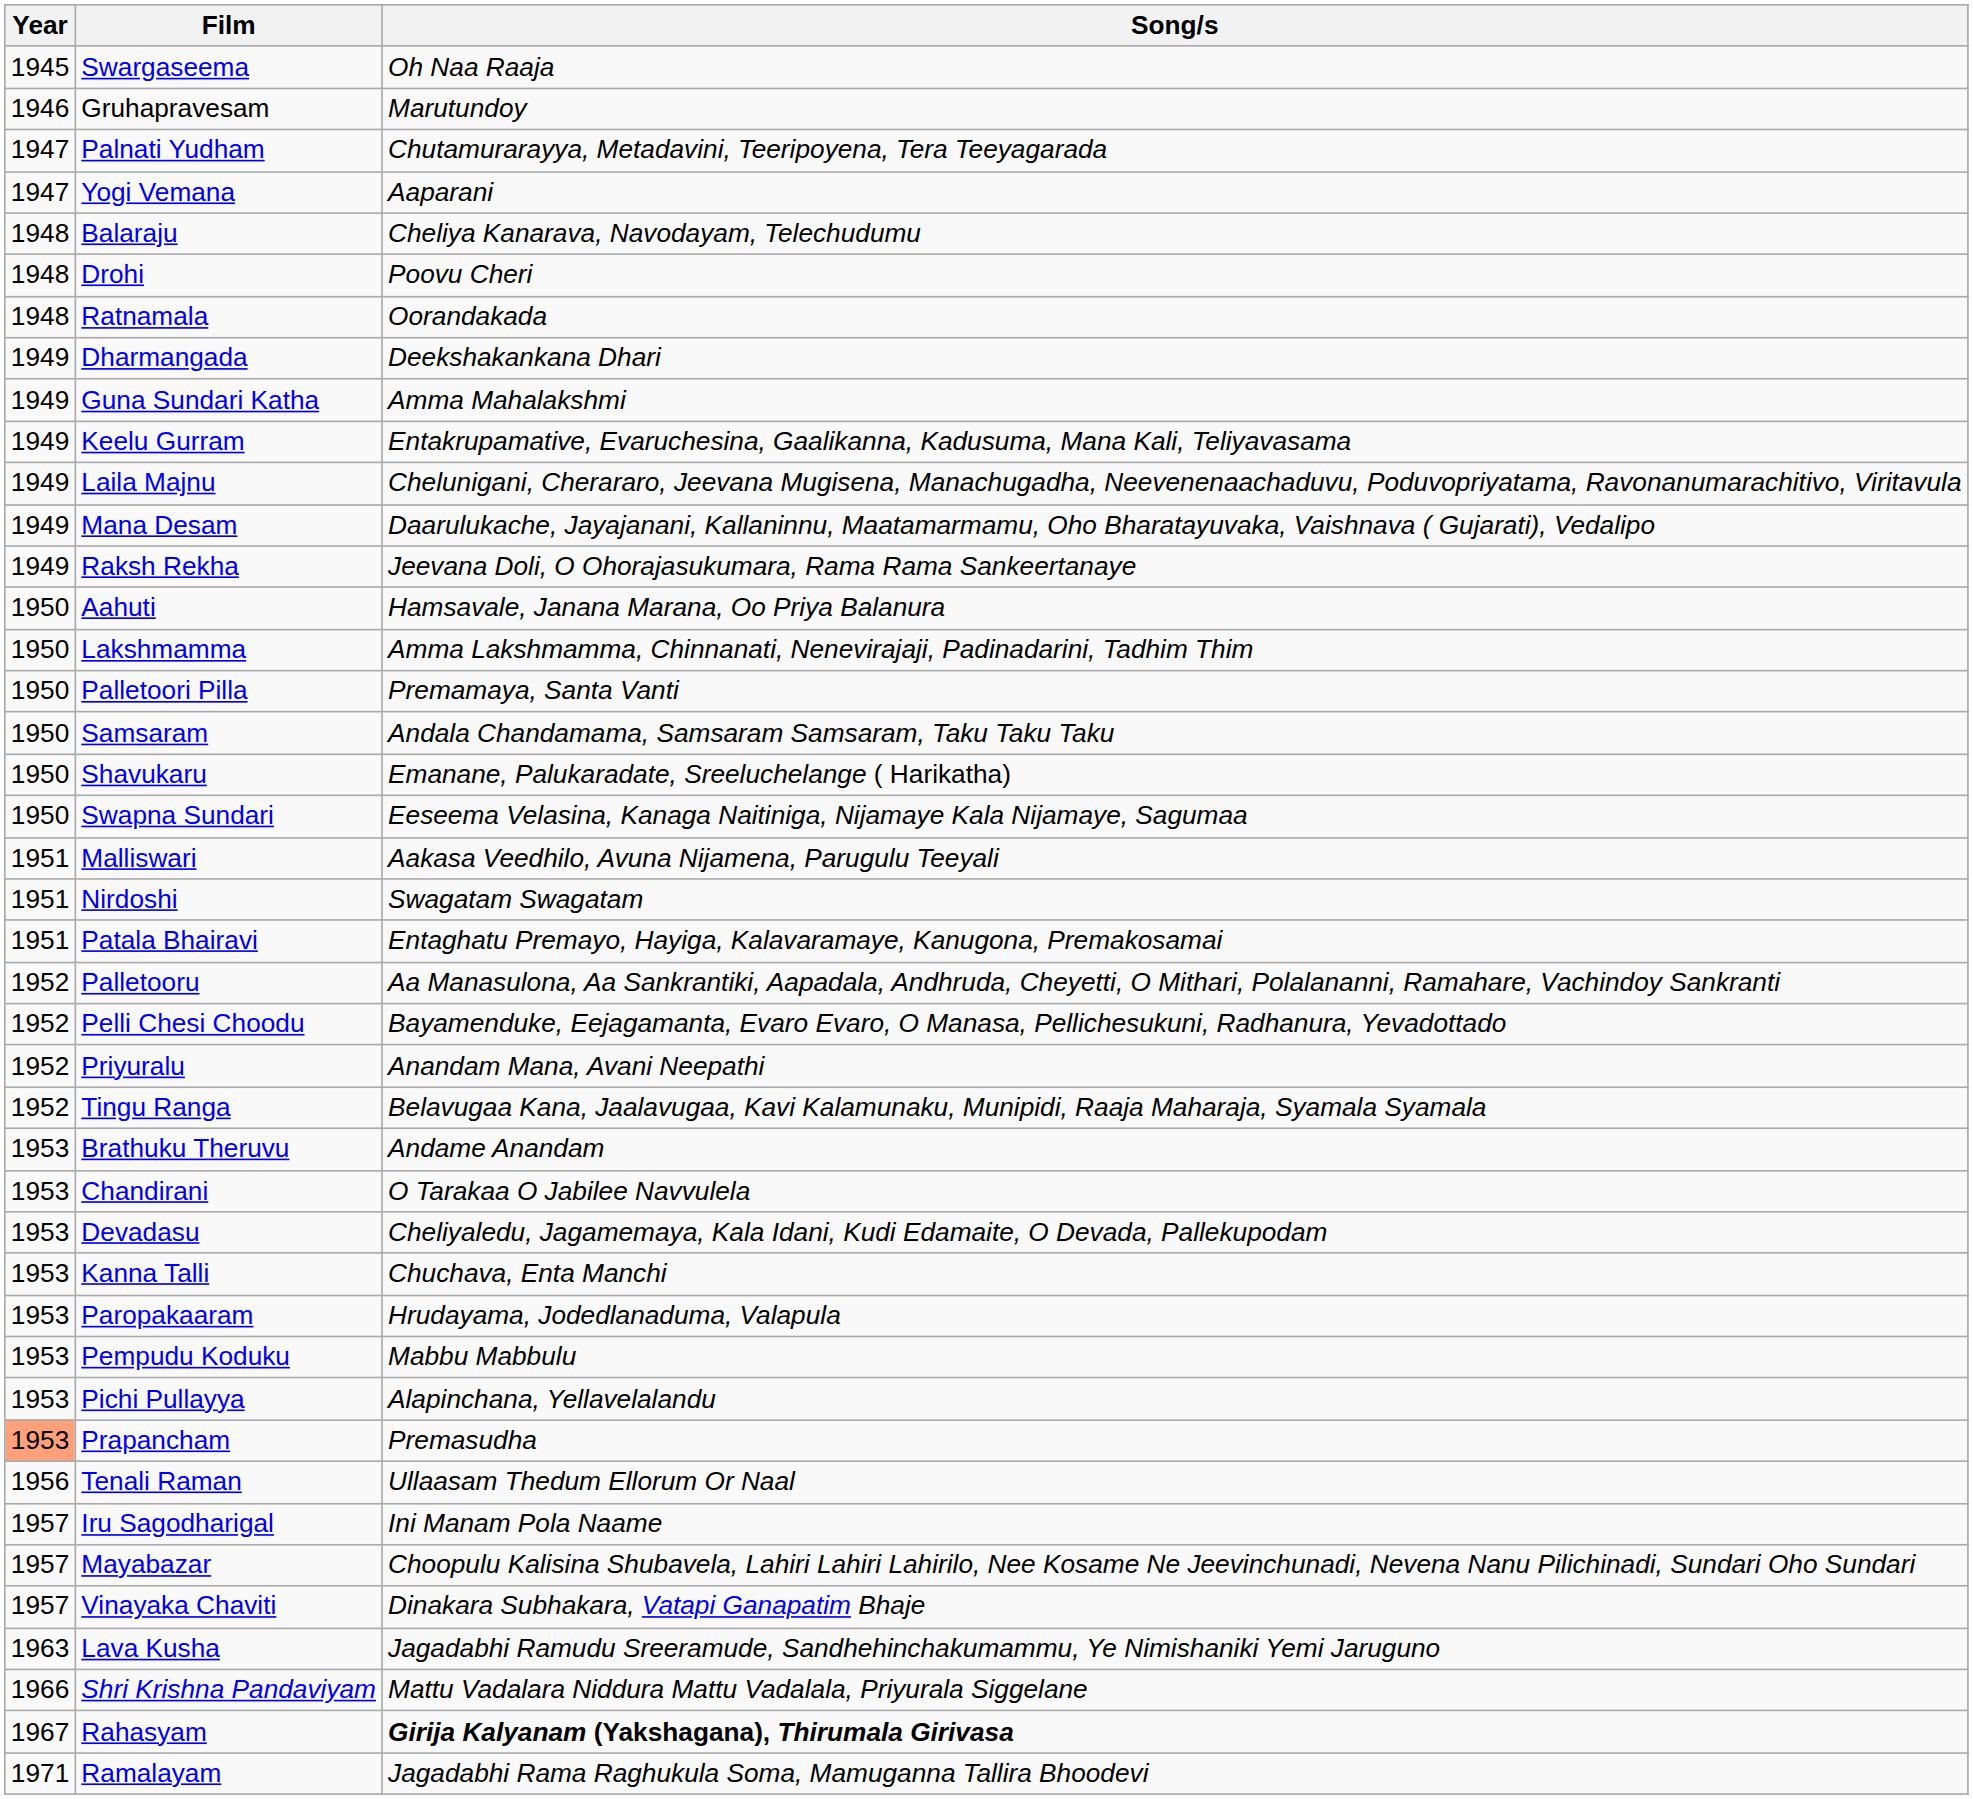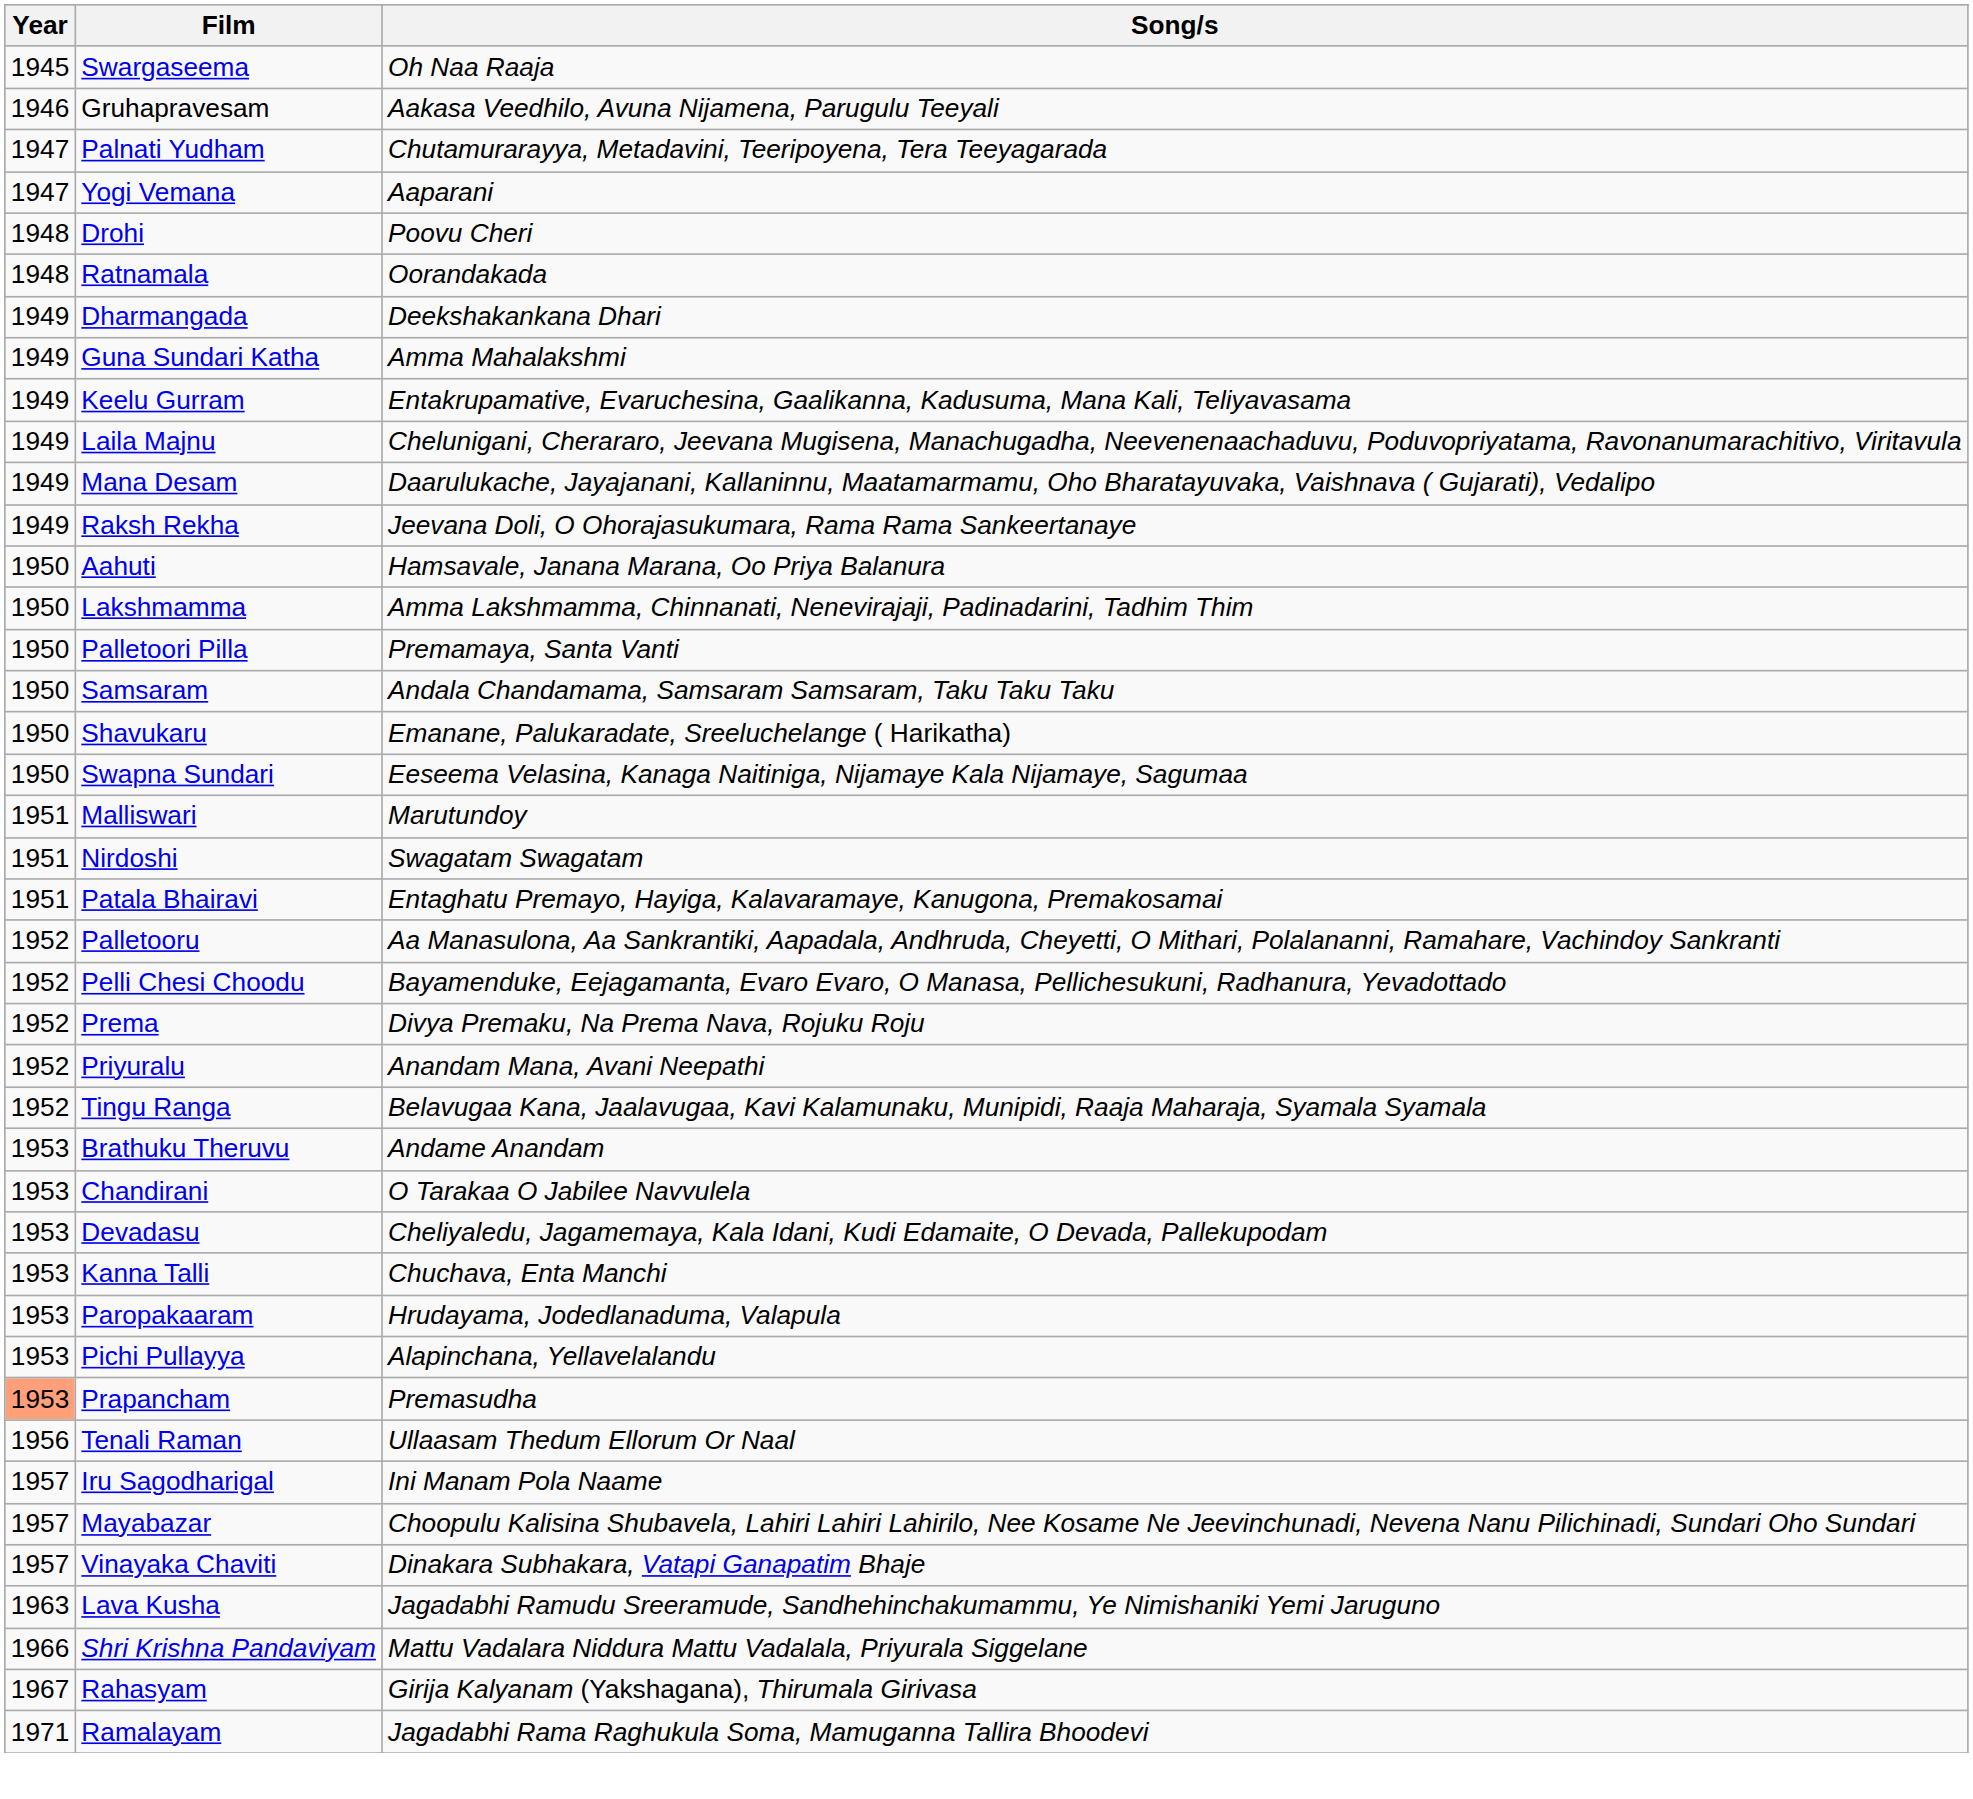(457, 108) Marutundoy -> (693, 108) Aakasa Veedhilo, Avuna Nijamena, Parugulu Teeyali
- row: (129, 233)
(693, 857) Aakasa Veedhilo, Avuna Nijamena, Parugulu Teeyali -> (457, 815) Marutundoy
+ row: (120, 1024)
- row: (186, 1356)
(701, 1731) bold -> (682, 1689) normal
